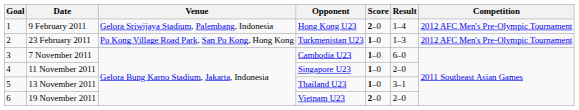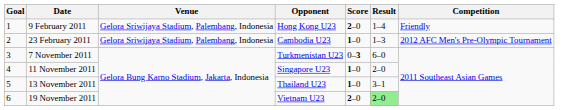(496, 26) 2012 AFC Men's Pre-Olympic Tournament -> (415, 26) Friendly
(197, 41) Po Kong Village Road Park, San Po Kong, Hong Kong -> (187, 41) Gelora Sriwijaya Stadium, Palembang, Indonesia
(331, 41) Turkmenistan U23 -> (304, 41) Cambodia U23
(325, 55) Cambodia U23 -> (310, 55) Turkmenistan U23
(374, 55) 1–0 -> (354, 55) 0–3
(399, 99) no background -> (379, 99) lightgreen background
